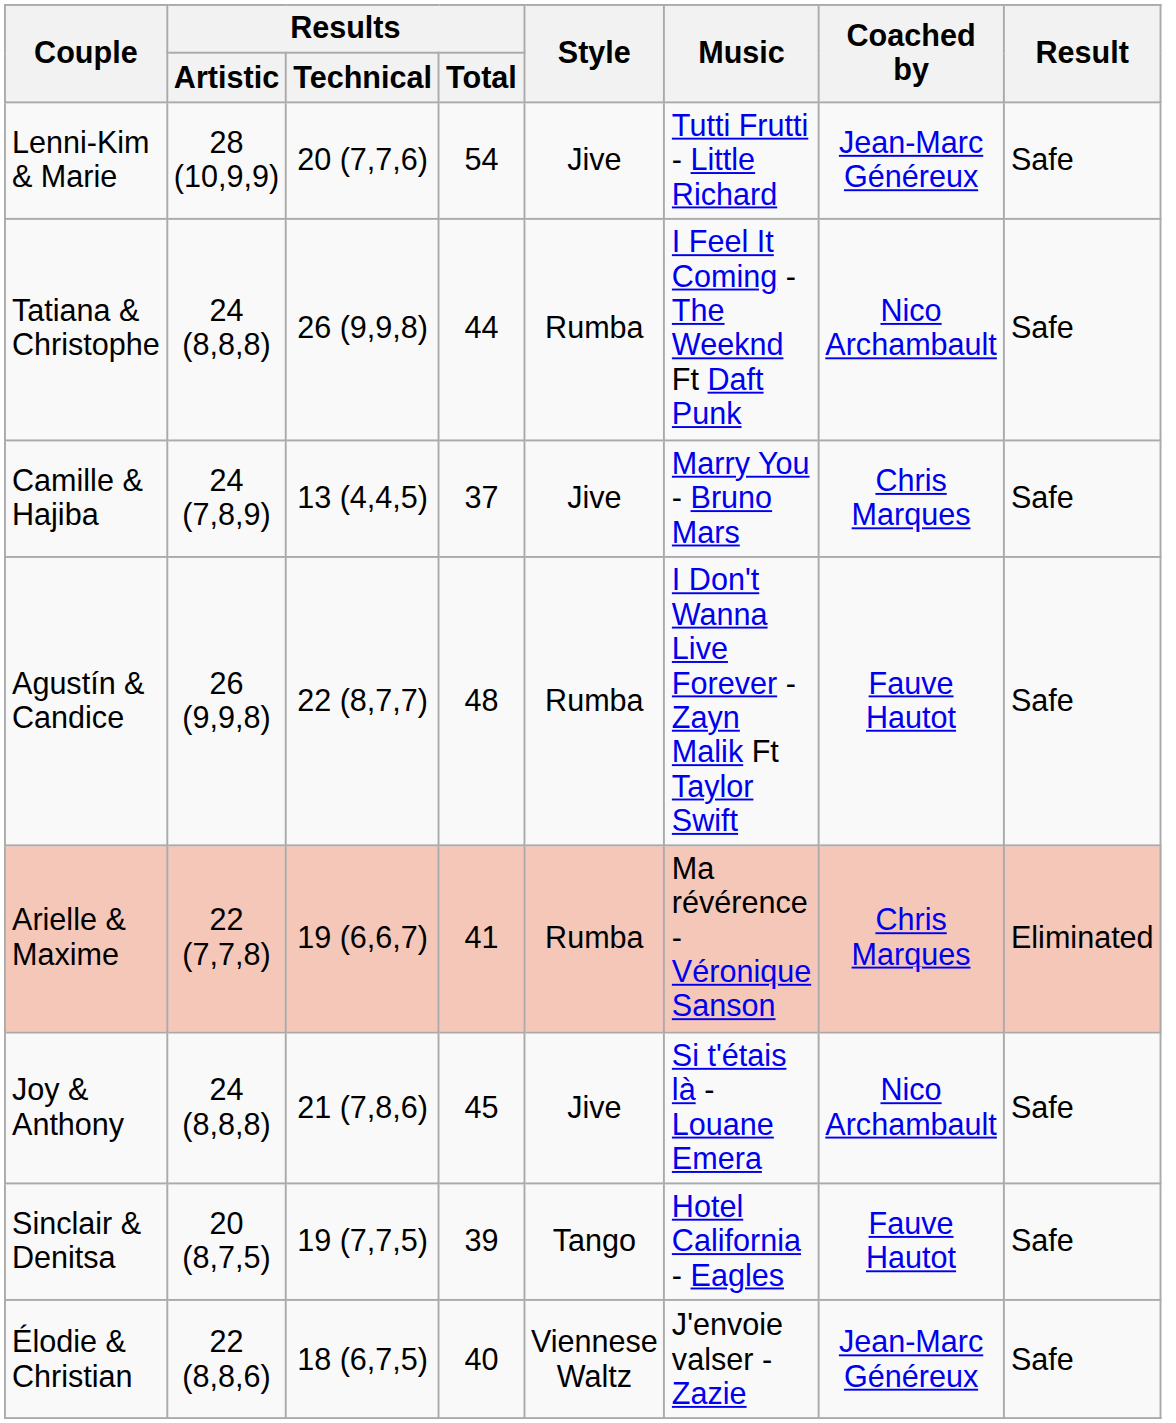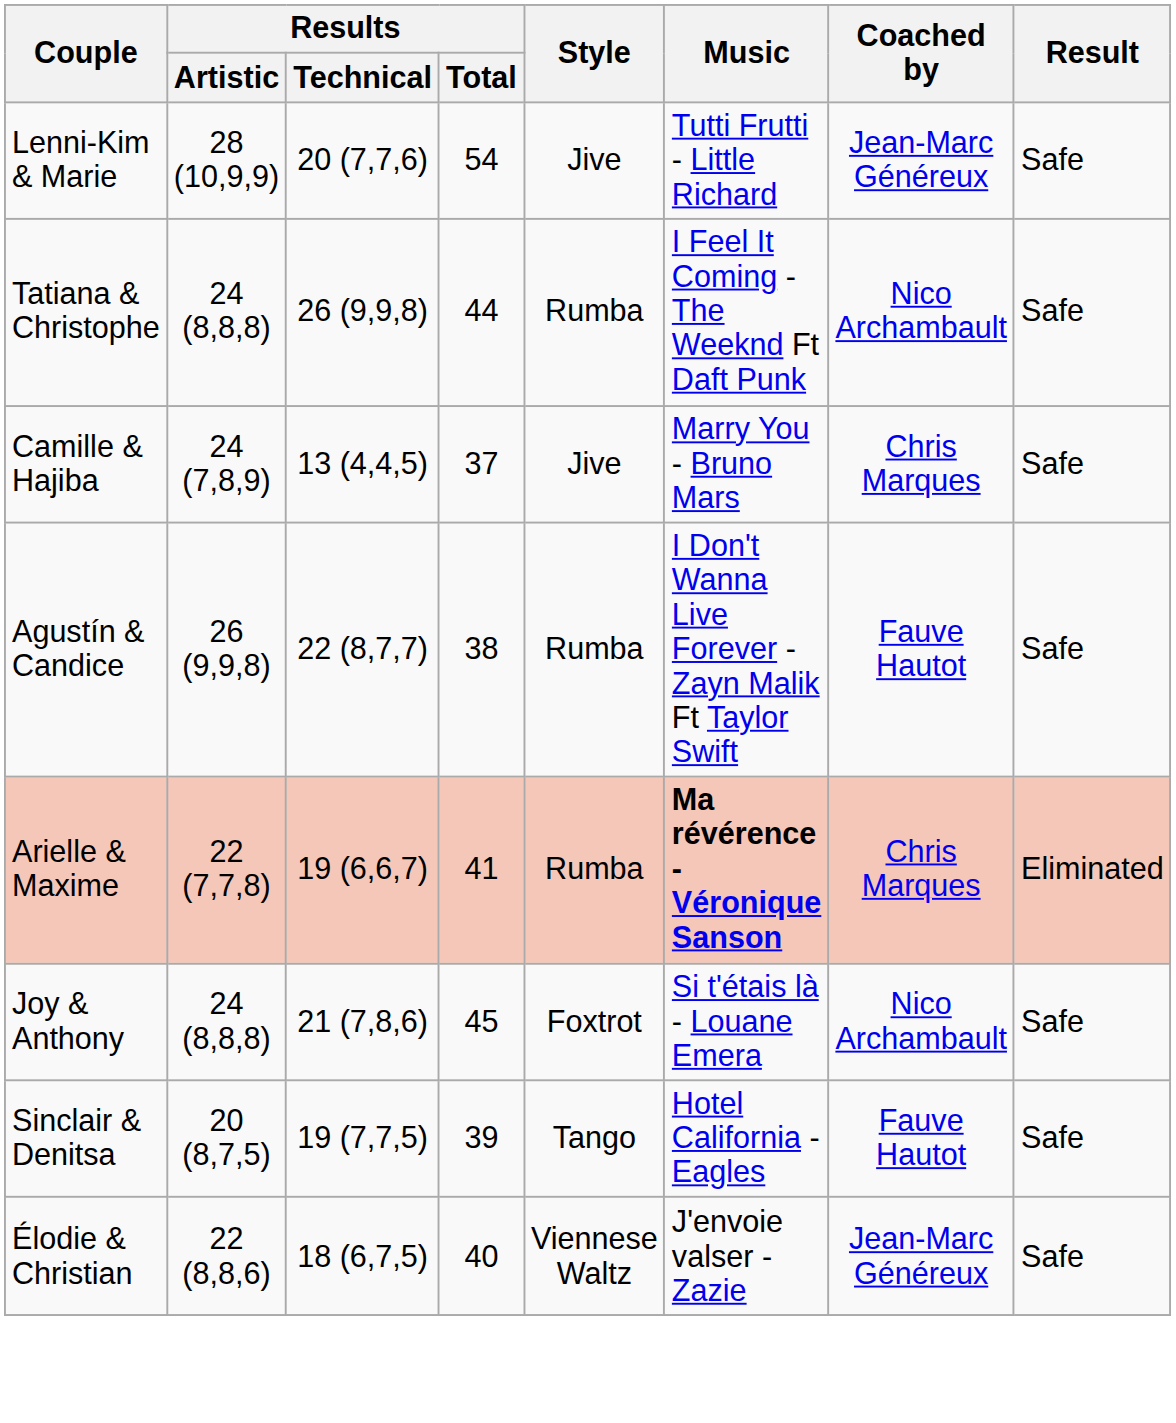(481, 700) 48 -> (481, 649) 38
(742, 938) normal -> (747, 869) bold
(594, 1107) Jive -> (594, 1021) Foxtrot
